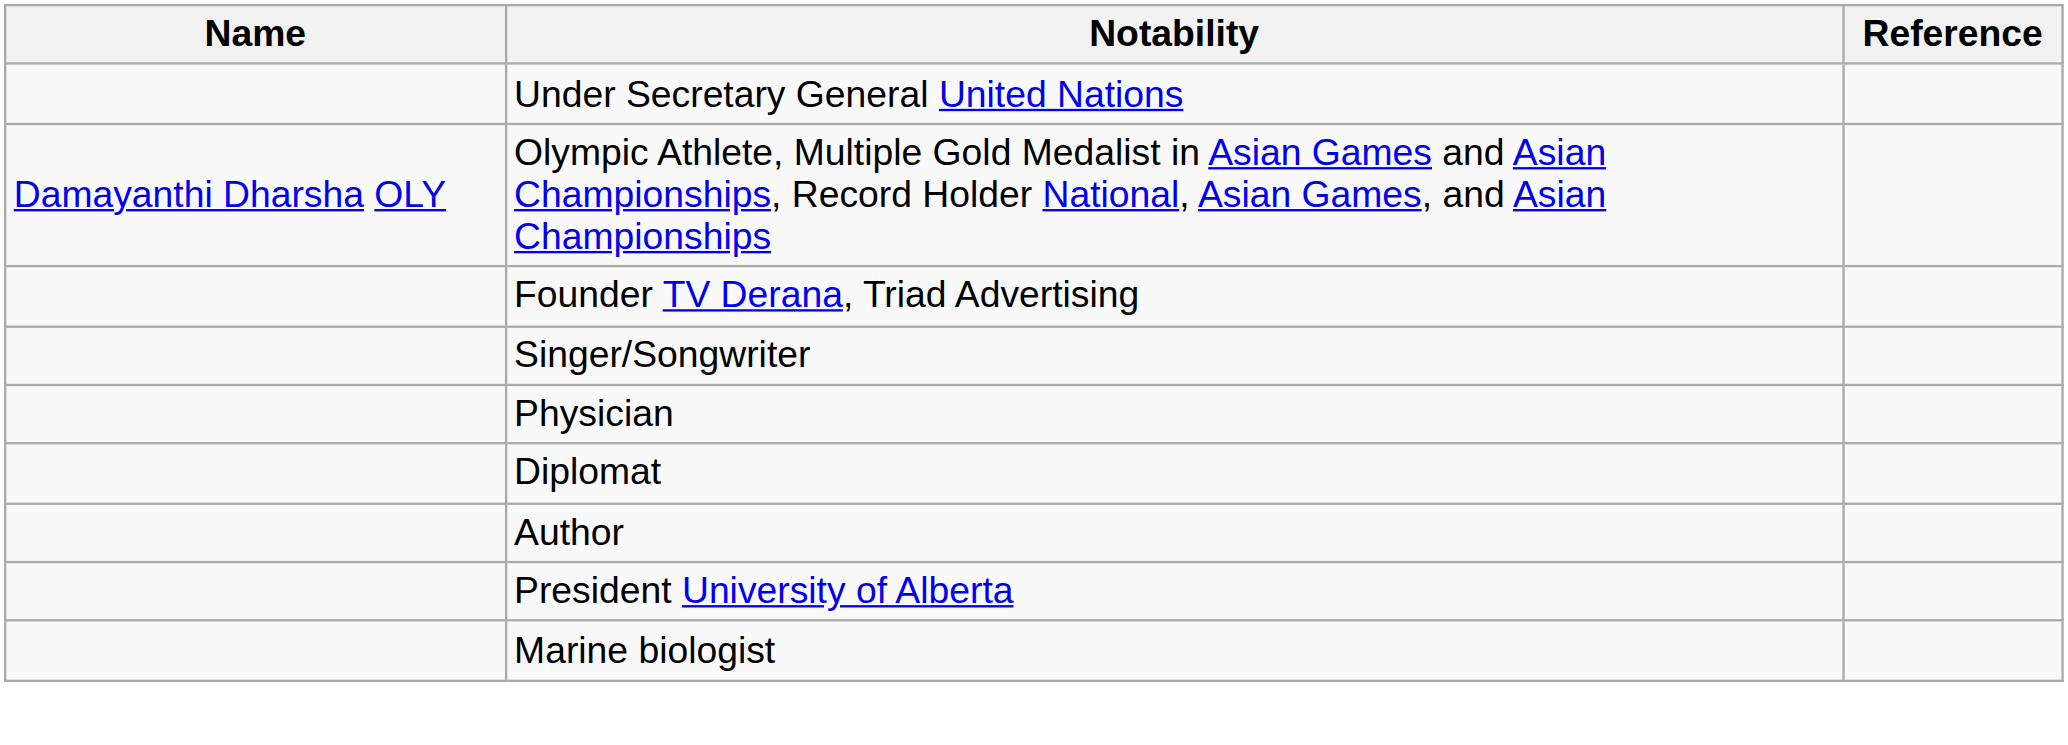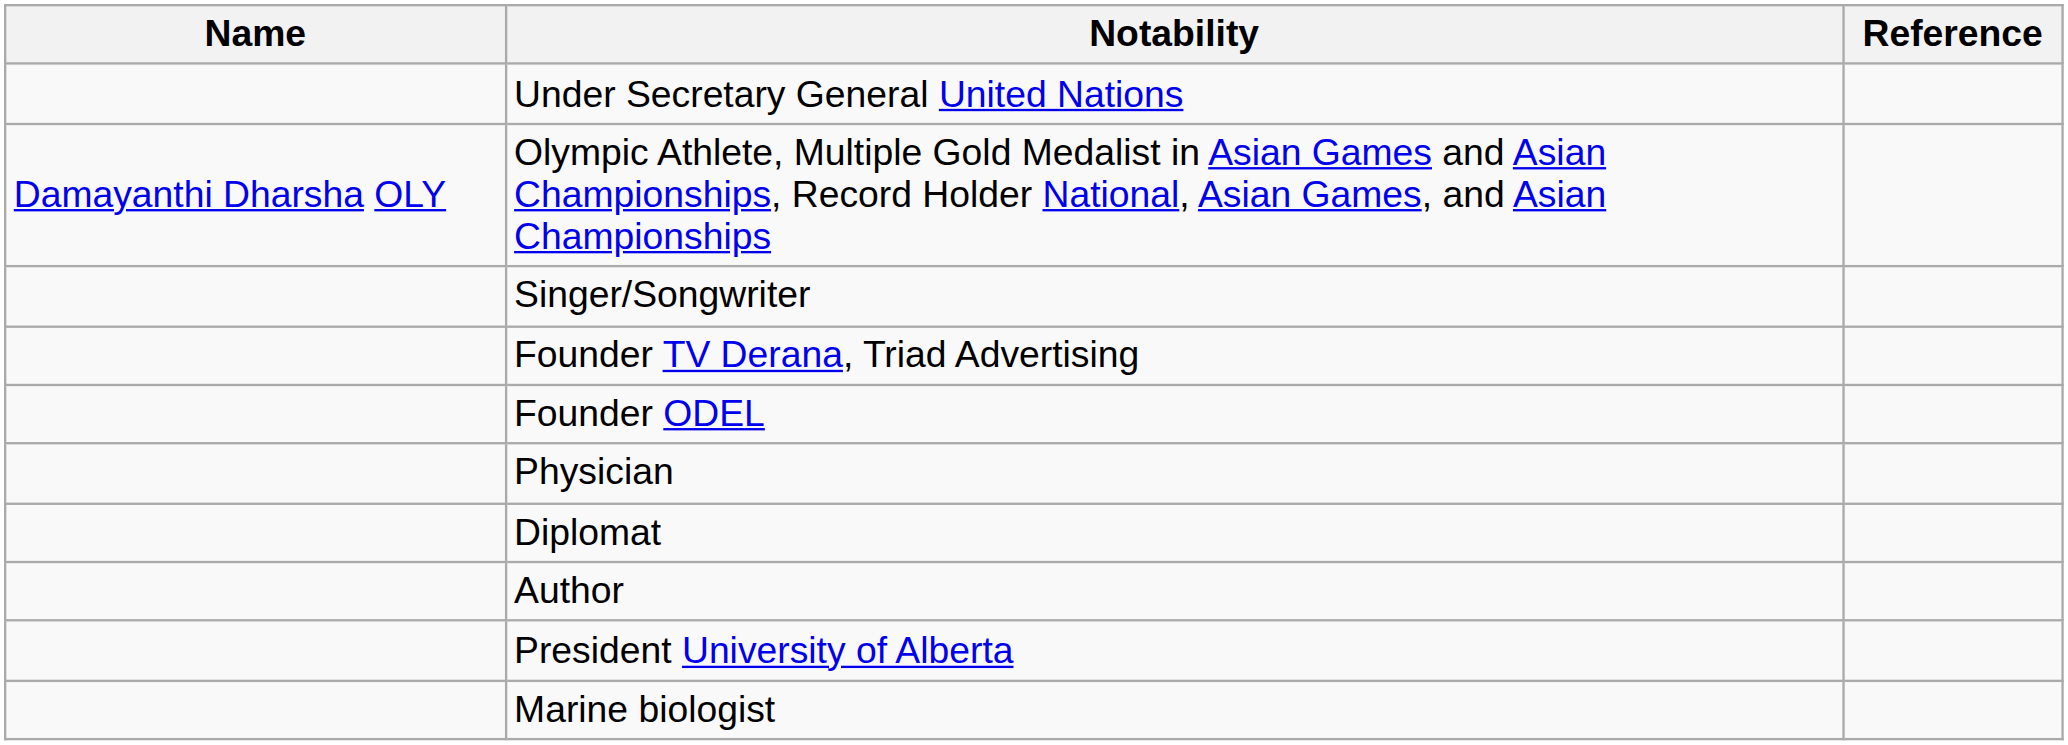rows swapped: (662, 354) <-> (827, 295)
+ row: (639, 413)
